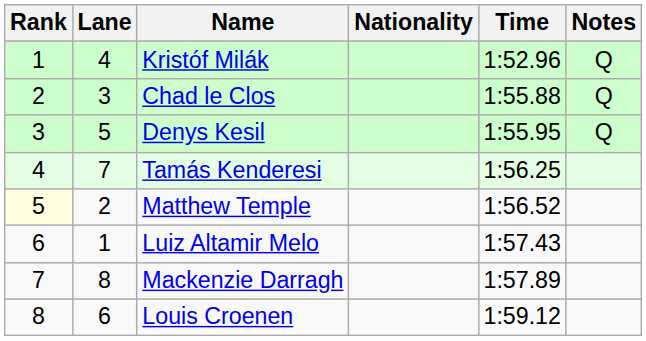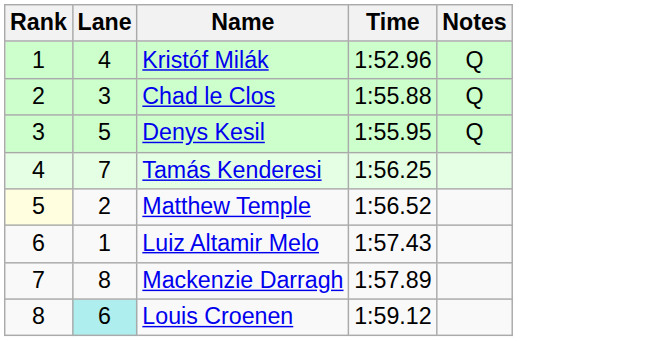- column: (414, 22)
(105, 317) no background -> (105, 317) paleturquoise background
